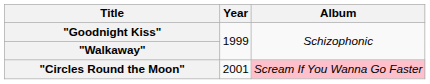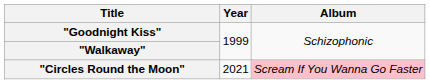(236, 69) 2001 -> (236, 69) 2021
